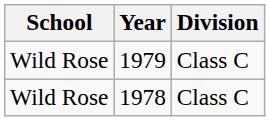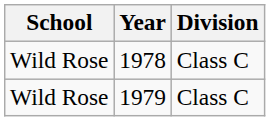rows swapped: (143, 97) <-> (143, 60)
